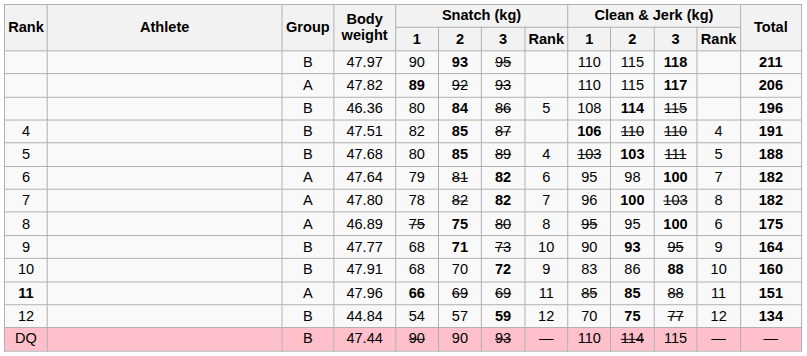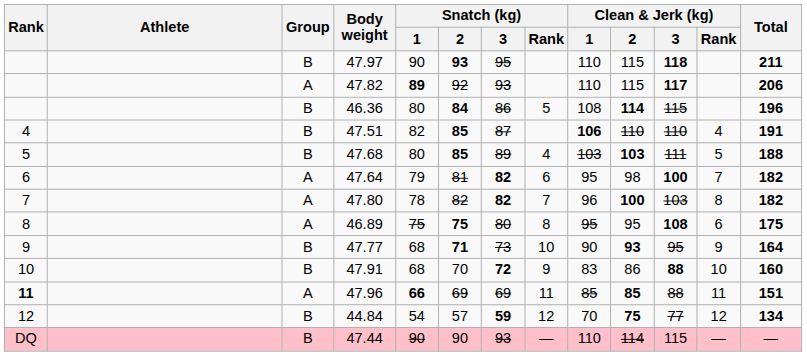(676, 223) 100 -> (676, 223) 108
